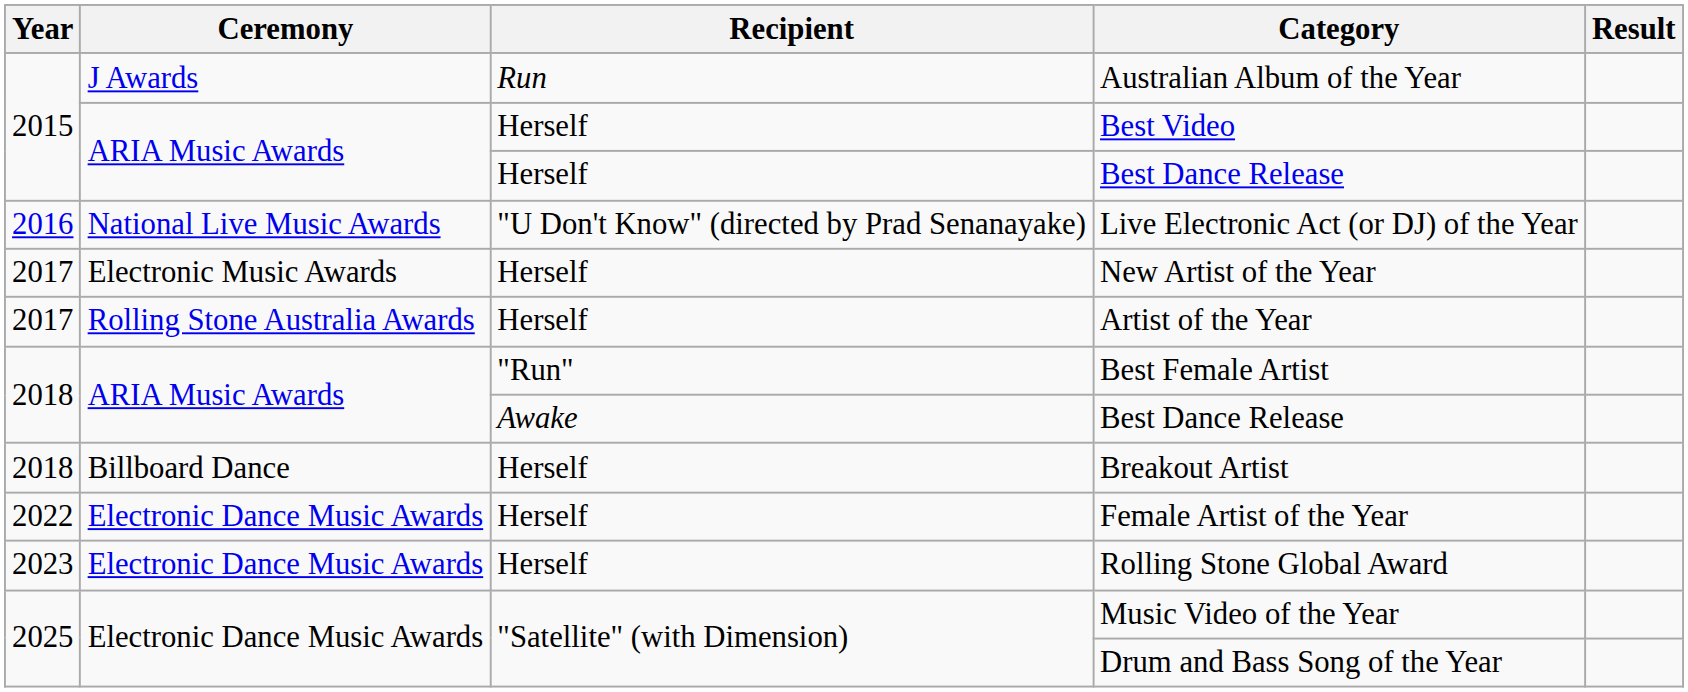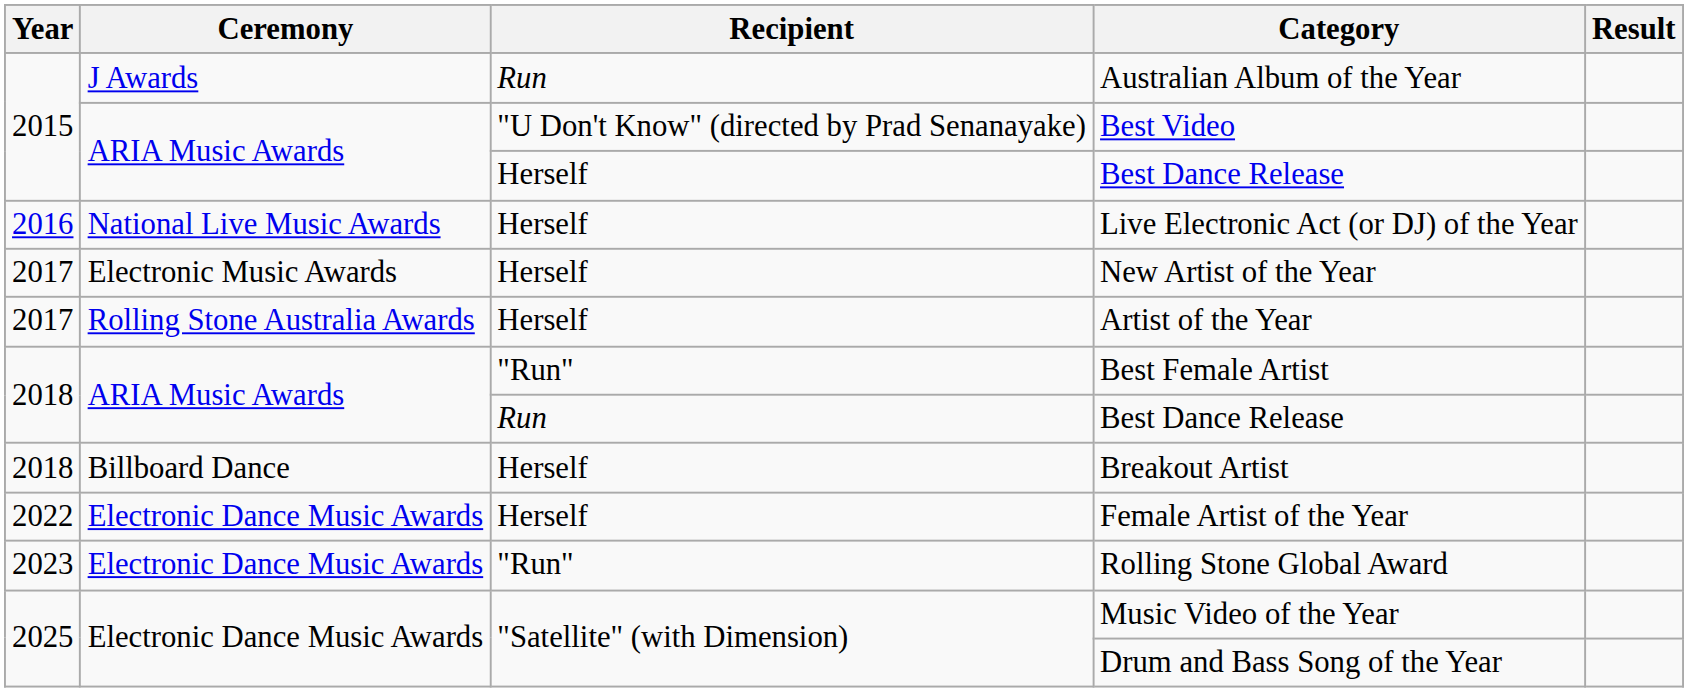(543, 126) Herself -> (792, 126) "U Don't Know" (directed by Prad Senanayake)
(792, 223) "U Don't Know" (directed by Prad Senanayake) -> (543, 223) Herself
(537, 418) Awake -> (522, 418) Run
(543, 564) Herself -> (535, 564) "Run"
